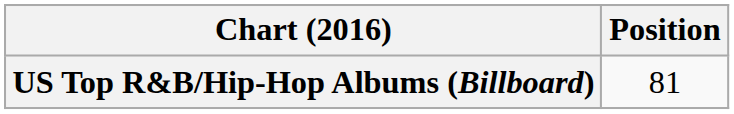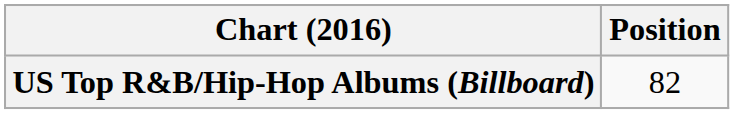(665, 81) 81 -> (665, 81) 82
